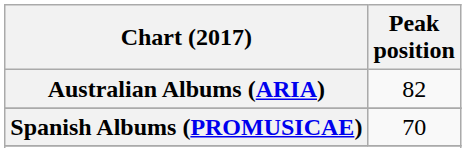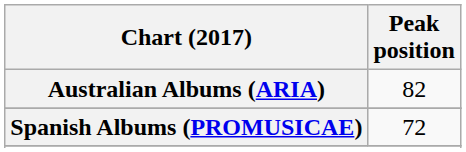(414, 126) 70 -> (414, 126) 72
